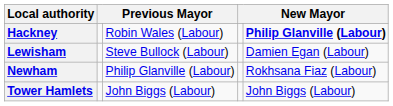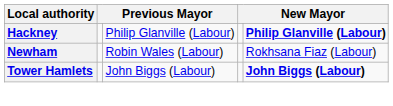(164, 33) Robin Wales (Labour) -> (170, 33) Philip Glanville (Labour)
- row: (37, 52)
(170, 71) Philip Glanville (Labour) -> (164, 52) Robin Wales (Labour)
(301, 91) normal -> (305, 71) bold
